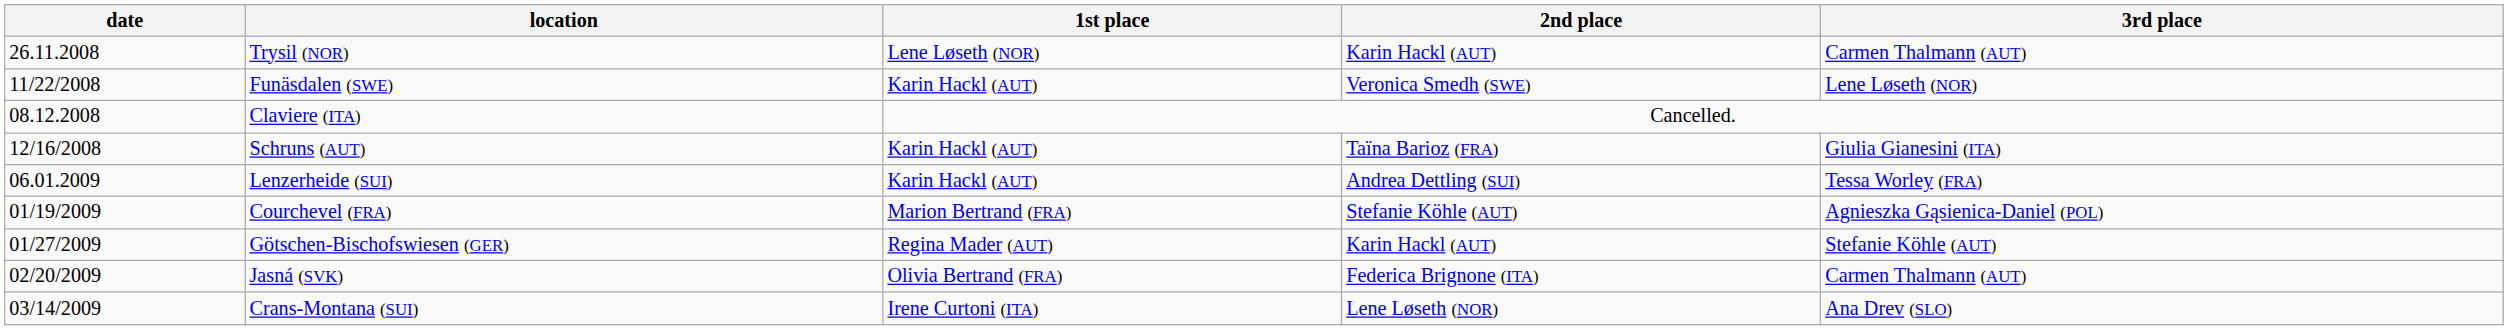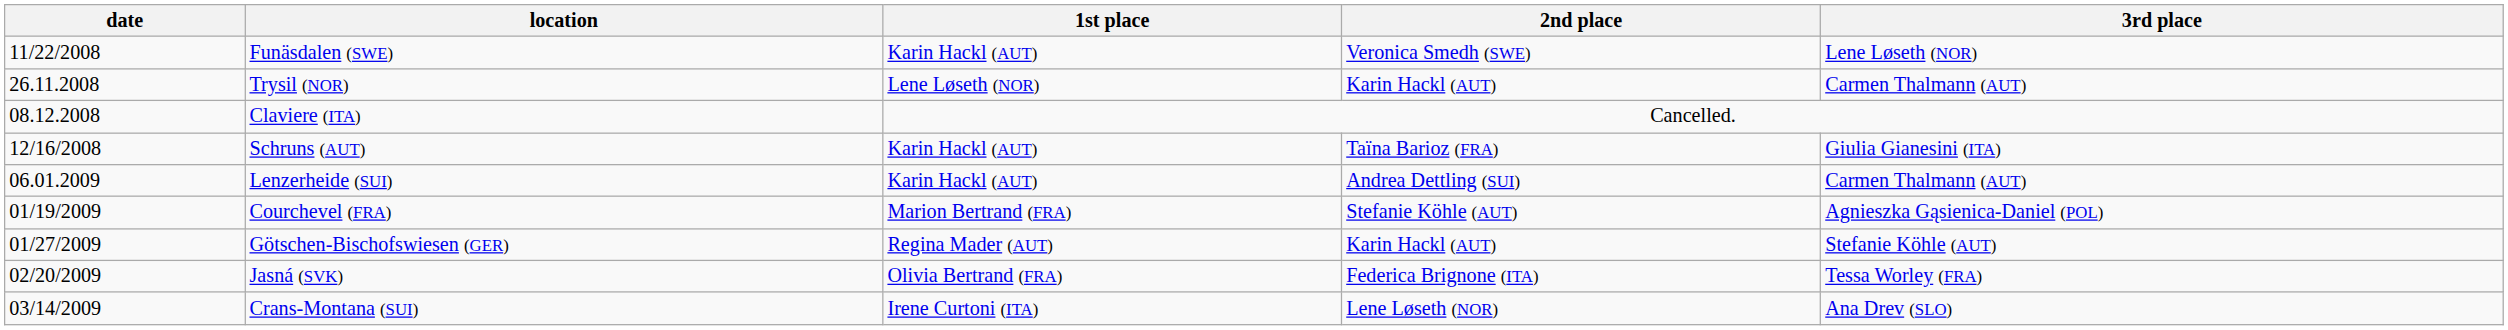rows swapped: (321, 84) <-> (299, 52)
(1904, 180) Tessa Worley (FRA) -> (1926, 180) Carmen Thalmann (AUT)
(1926, 276) Carmen Thalmann (AUT) -> (1904, 276) Tessa Worley (FRA)
